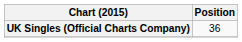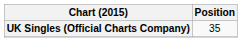(215, 28) 36 -> (215, 28) 35
